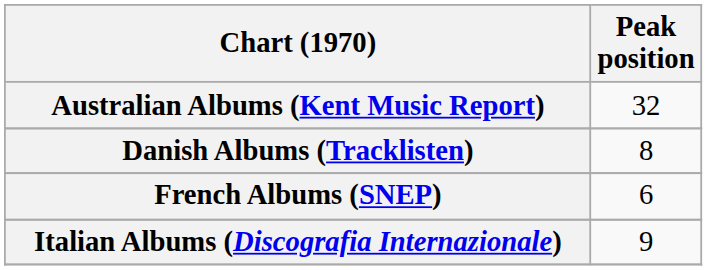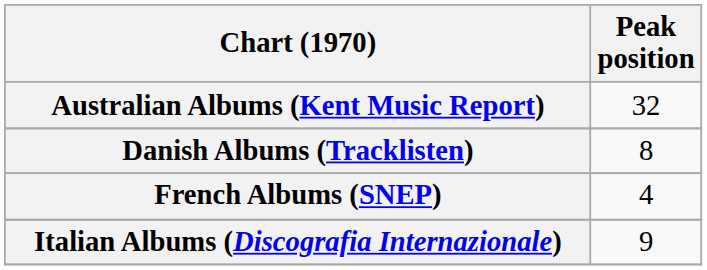(646, 195) 6 -> (646, 195) 4
